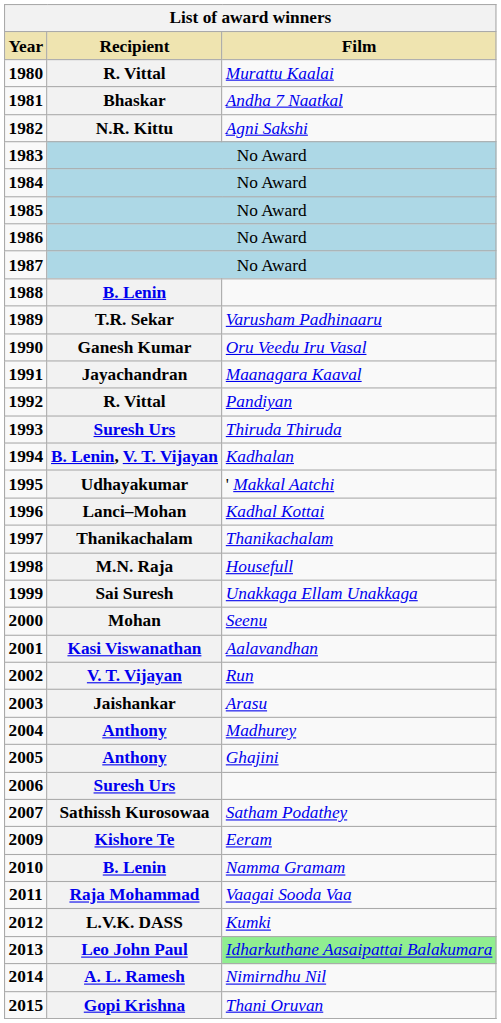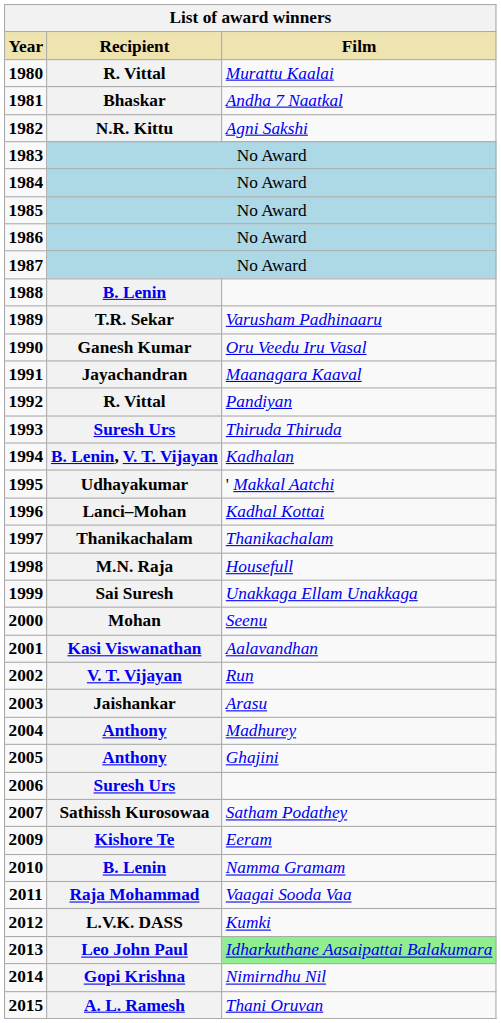(134, 977) A. L. Ramesh -> (134, 977) Gopi Krishna
(134, 1004) Gopi Krishna -> (134, 1004) A. L. Ramesh
